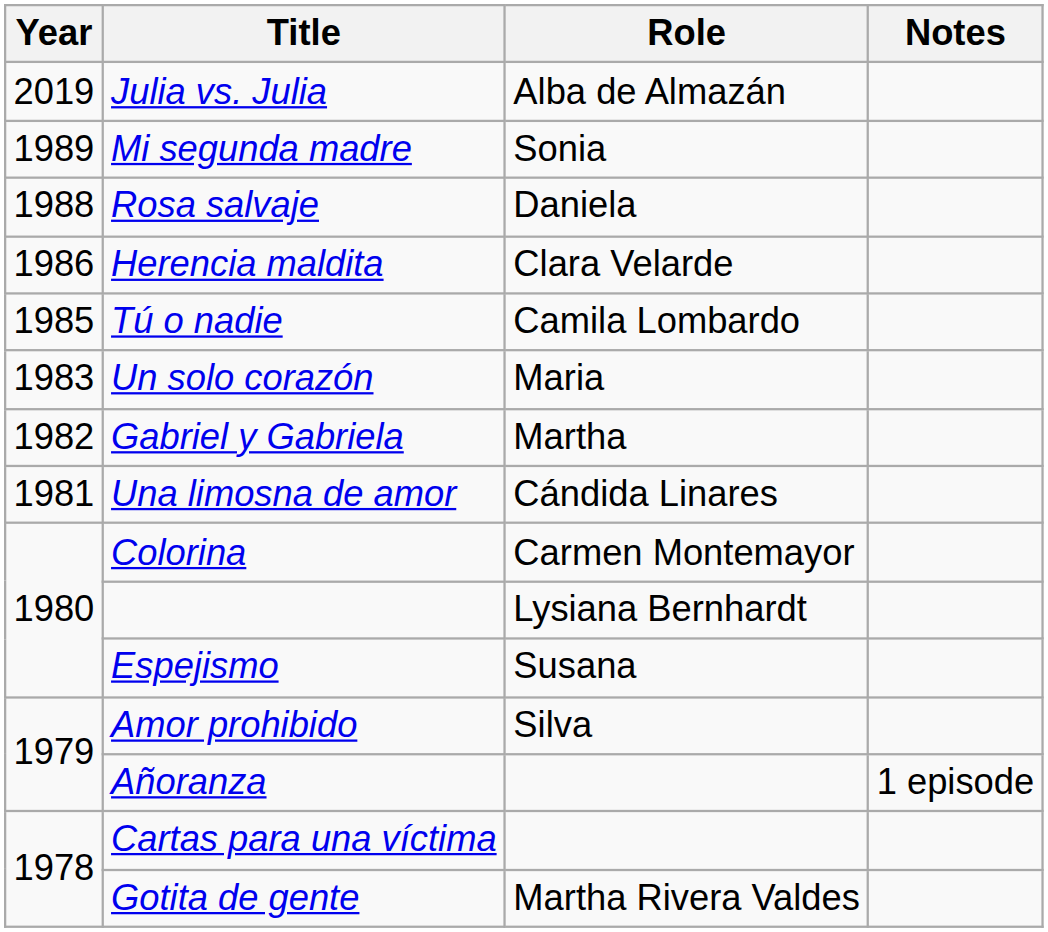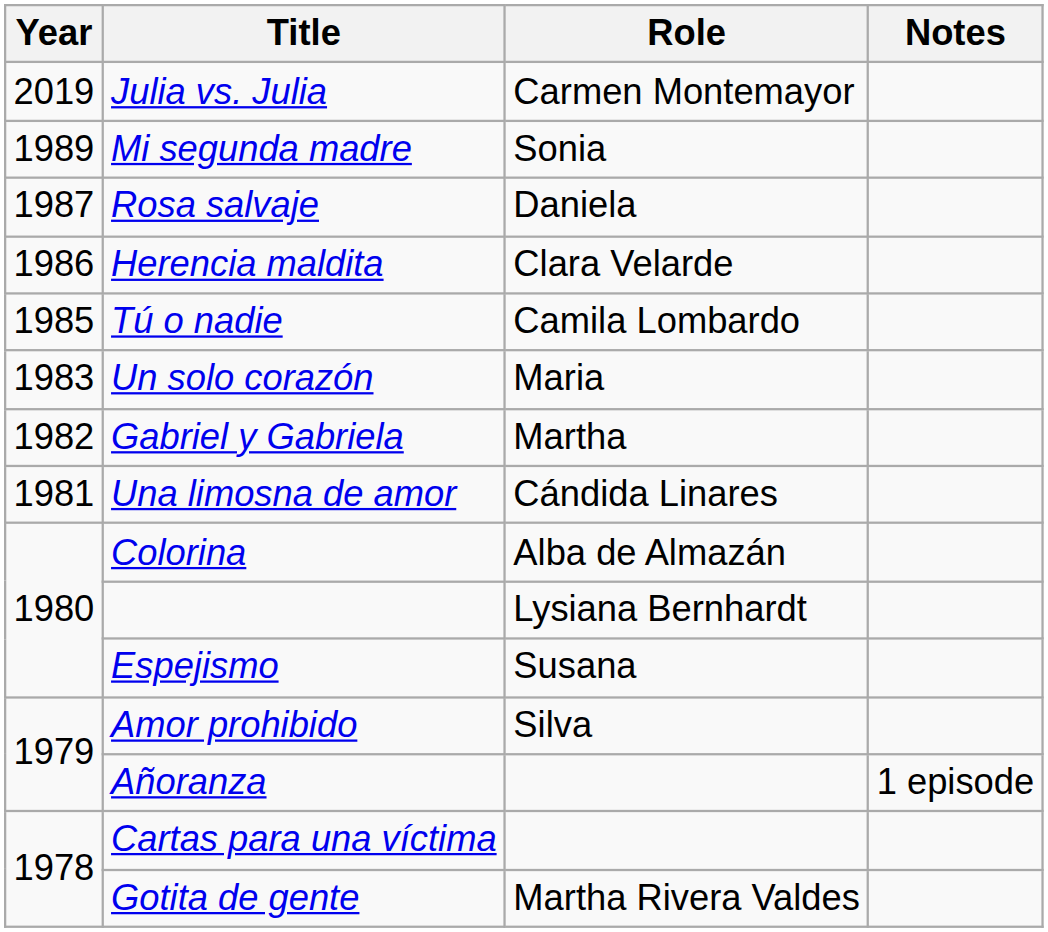(650, 90) Alba de Almazán -> (684, 90) Carmen Montemayor
(54, 206) 1988 -> (54, 206) 1987
(684, 551) Carmen Montemayor -> (650, 551) Alba de Almazán
